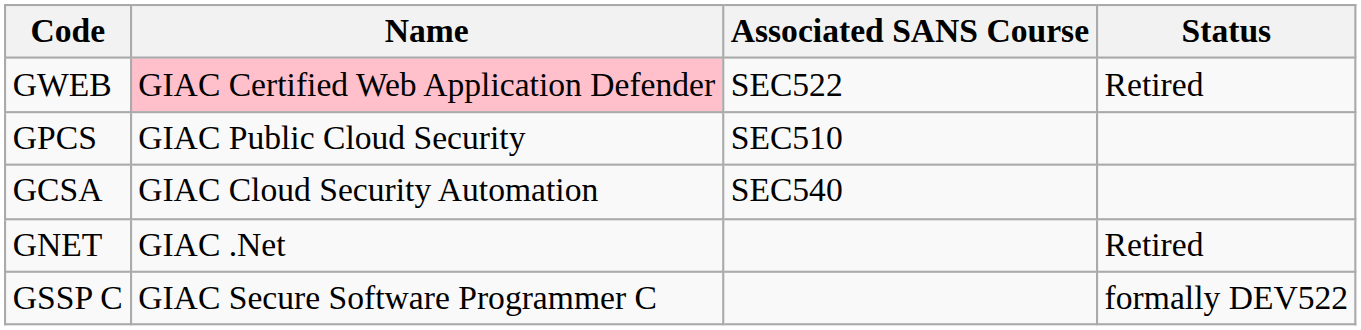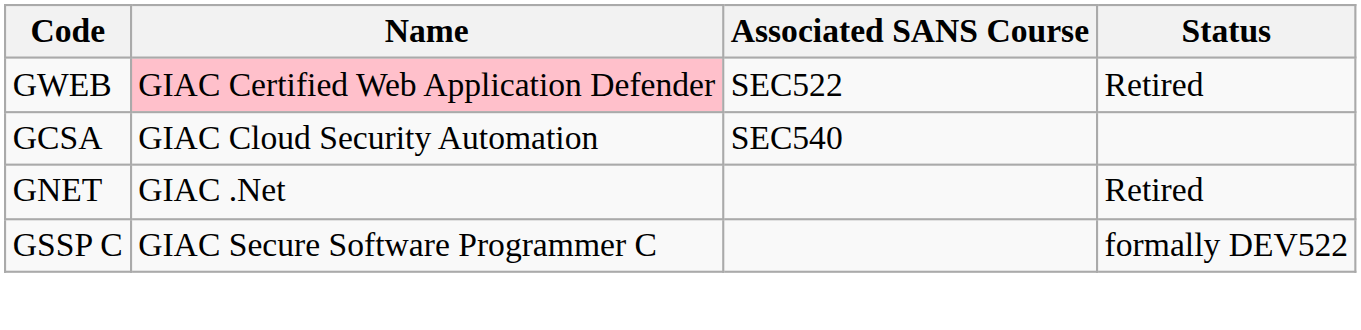- row: (55, 137)
